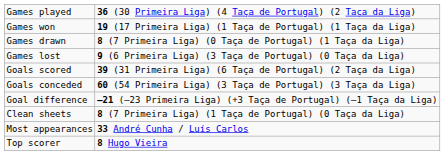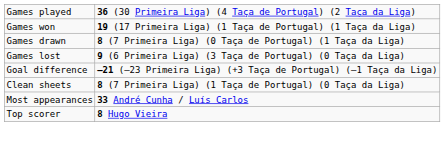- row: (39, 70)
- row: (44, 85)
